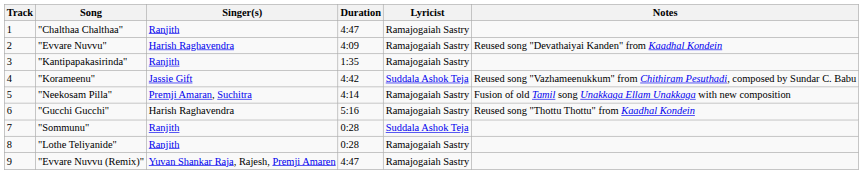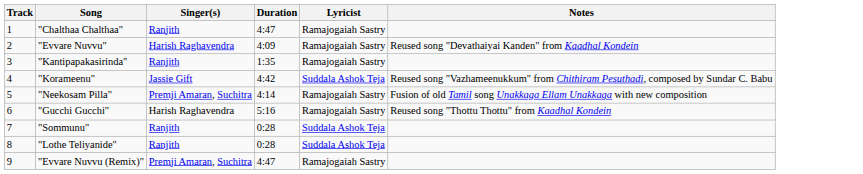(427, 144) Ramajogaiah Sastry -> (343, 144) Suddala Ashok Teja
(242, 161) Yuvan Shankar Raja, Rajesh, Premji Amaren -> (200, 161) Premji Amaran, Suchitra
